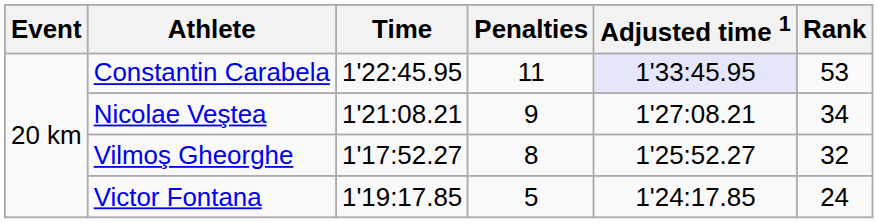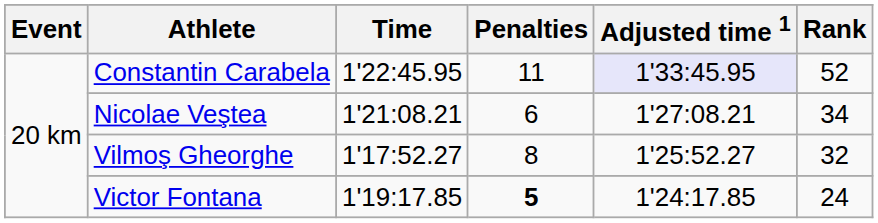(835, 74) 53 -> (835, 74) 52
(531, 114) 9 -> (531, 114) 6
(531, 196) normal -> (531, 196) bold
